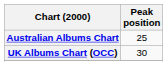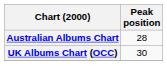(142, 38) 25 -> (142, 38) 28
